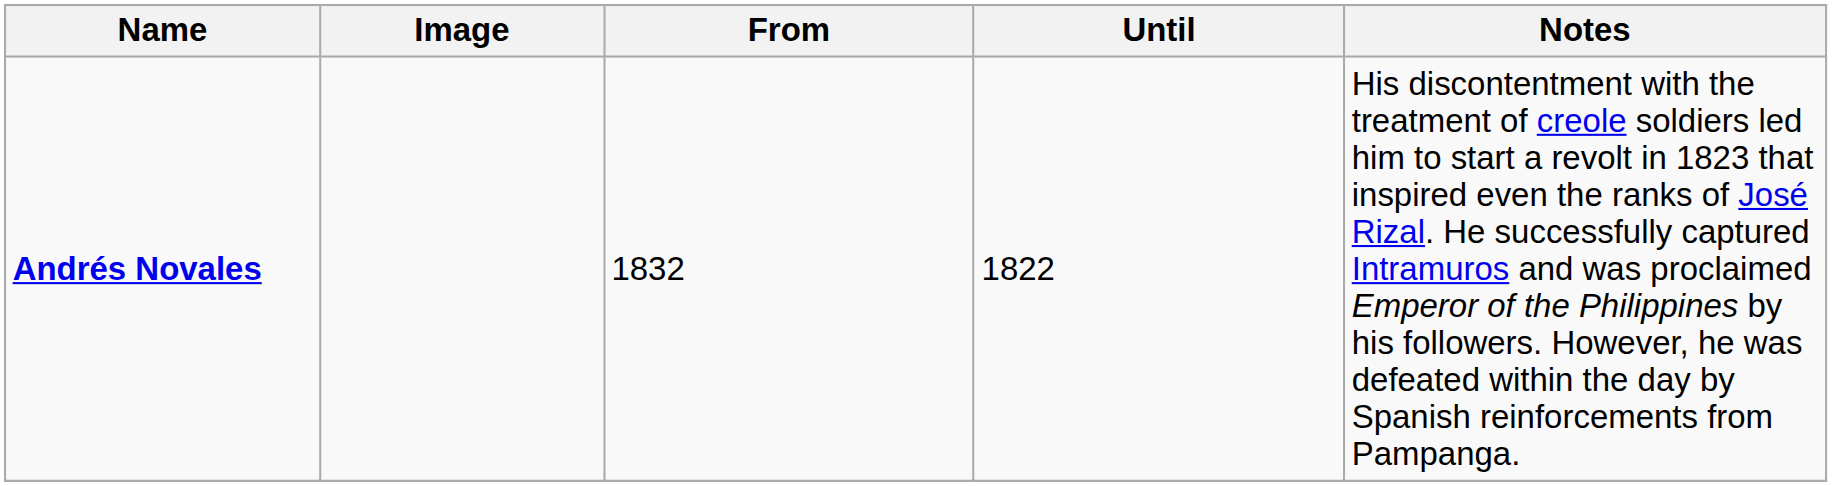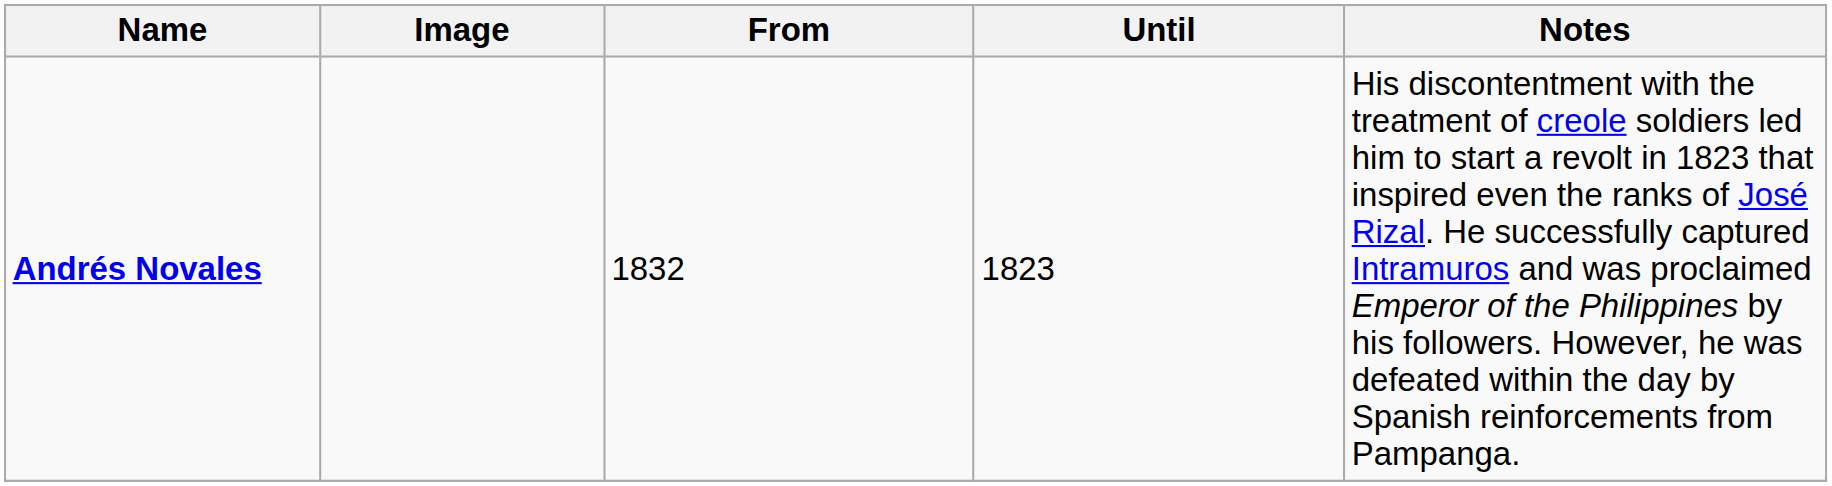(1018, 268) 1822 -> (1018, 268) 1823
